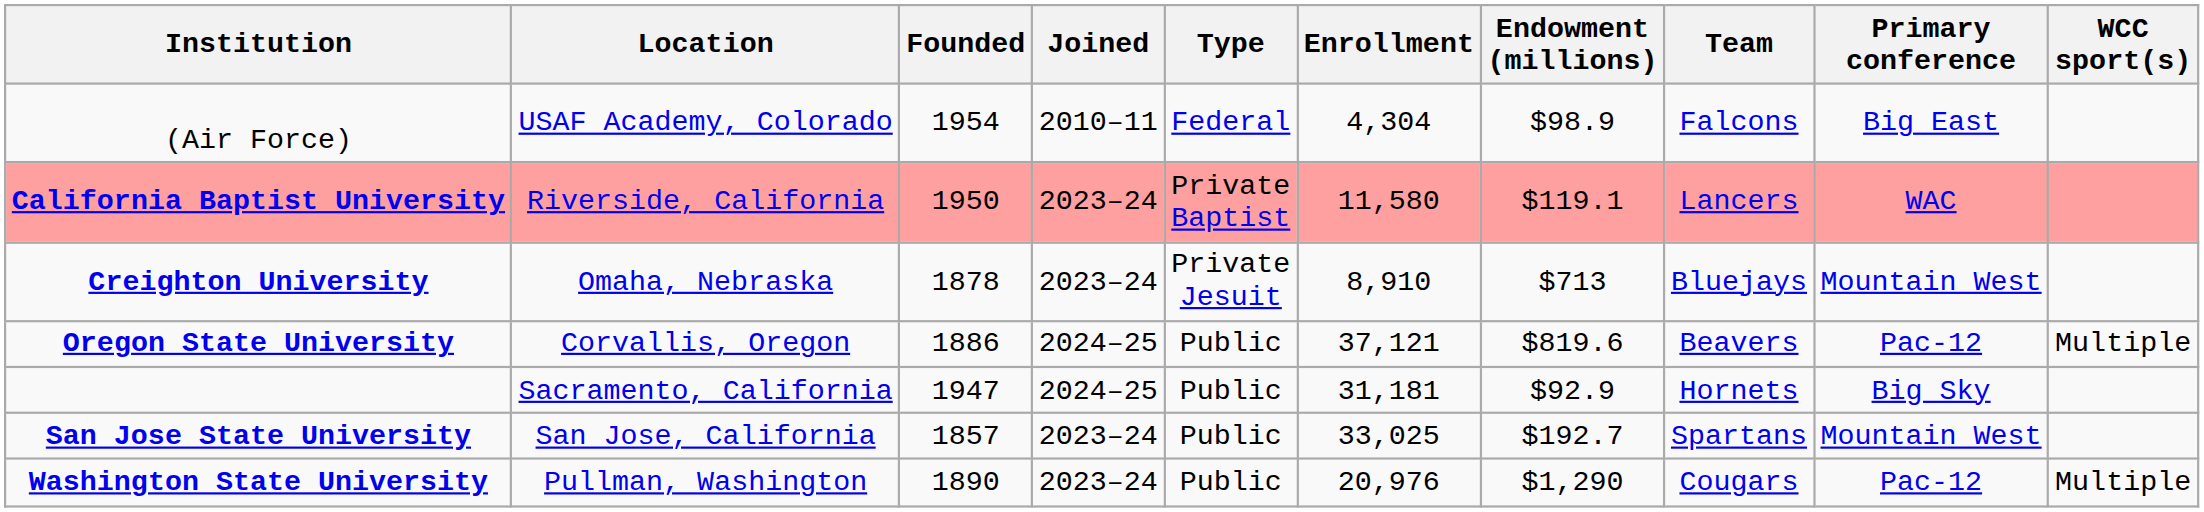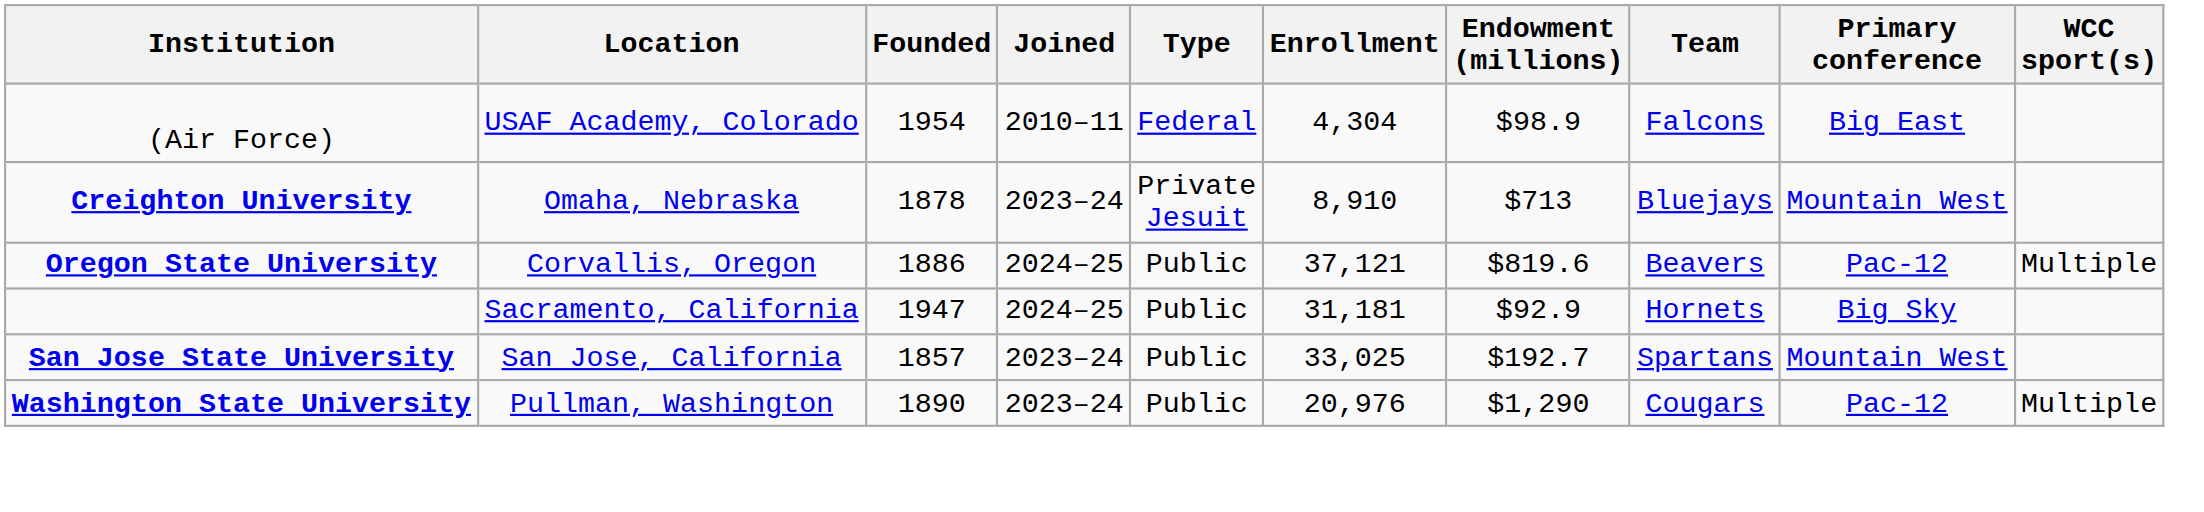- row: (258, 202)
